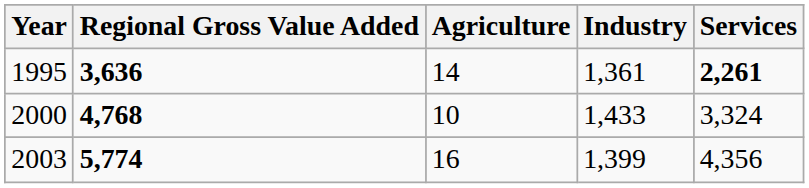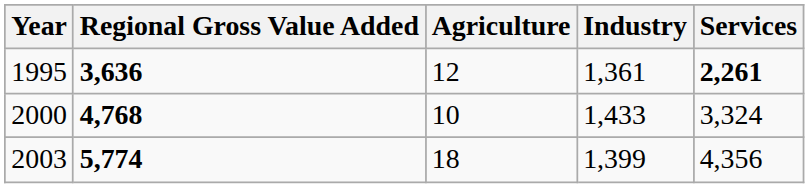(446, 70) 14 -> (446, 70) 12
(446, 159) 16 -> (446, 159) 18
